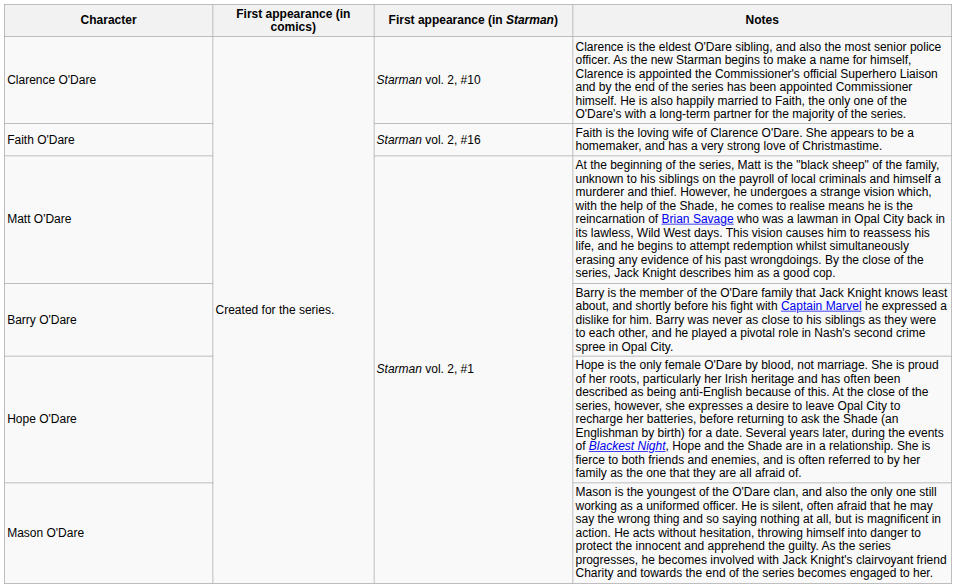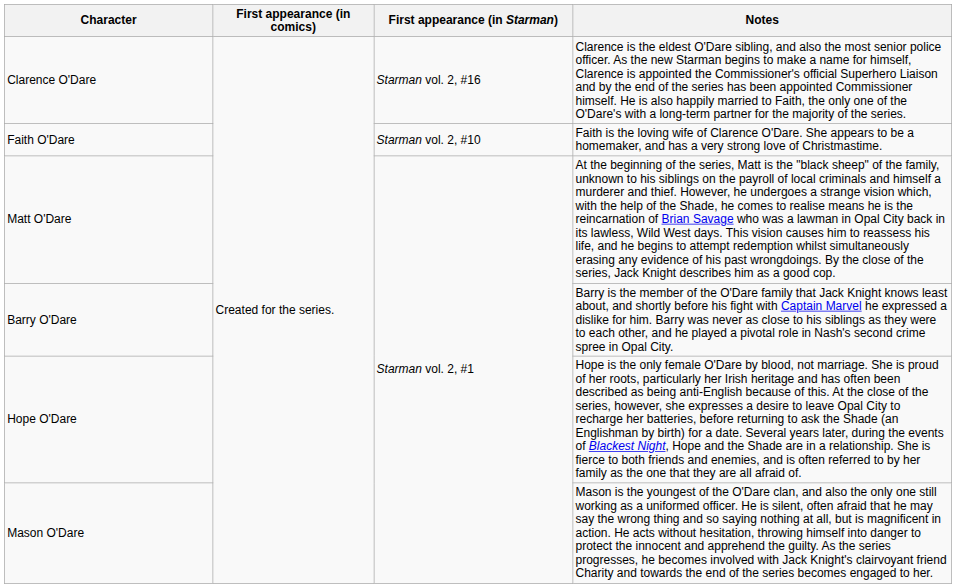(429, 80) Starman vol. 2, #10 -> (429, 80) Starman vol. 2, #16
(429, 139) Starman vol. 2, #16 -> (429, 139) Starman vol. 2, #10
